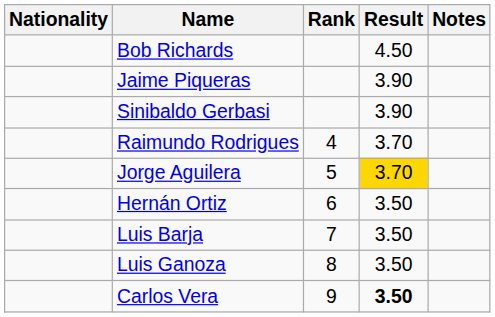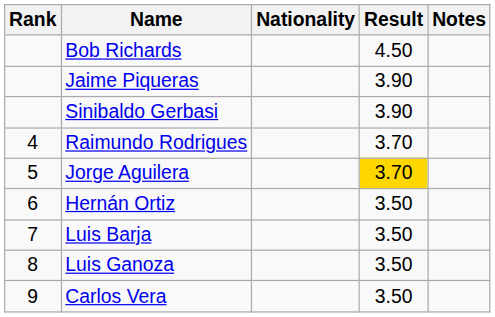columns swapped: (331, 19) <-> (59, 19)
(394, 296) bold -> (394, 296) normal
